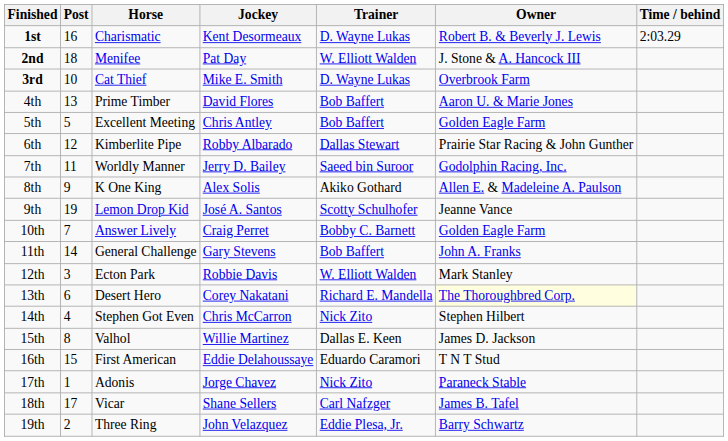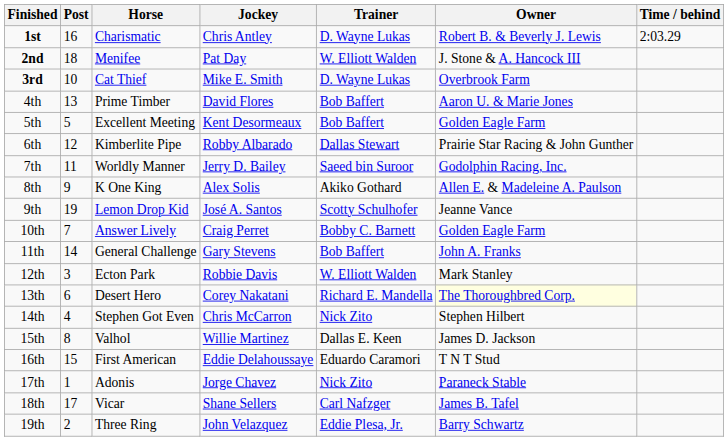(252, 36) Kent Desormeaux -> (237, 36) Chris Antley
(237, 123) Chris Antley -> (252, 123) Kent Desormeaux
